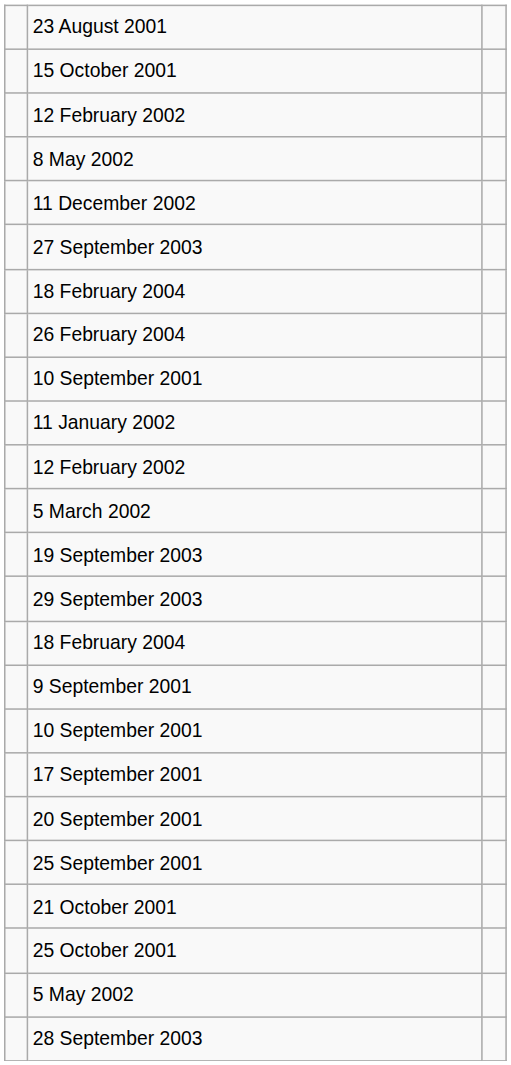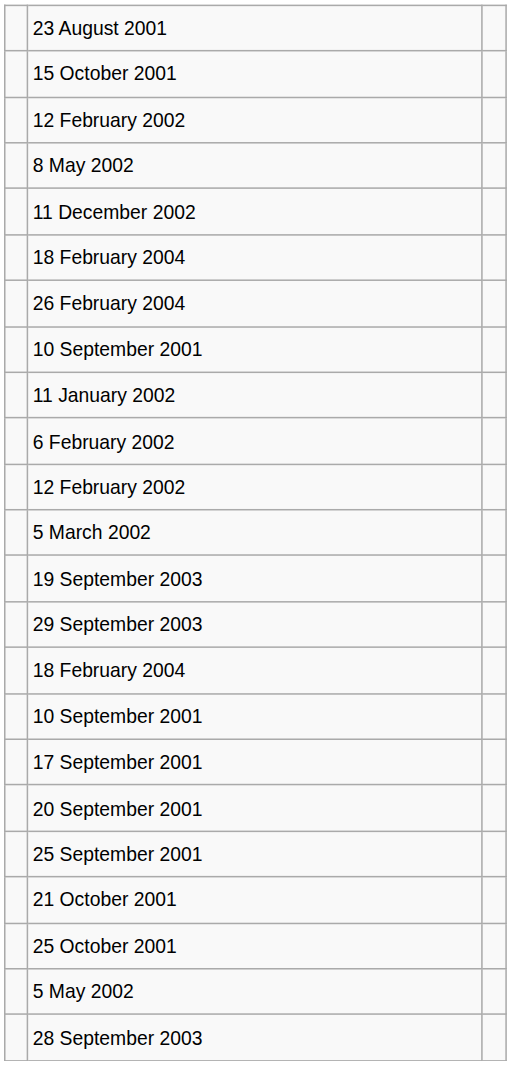- row: (16, 247)
+ row: (16, 441)
- row: (16, 687)
